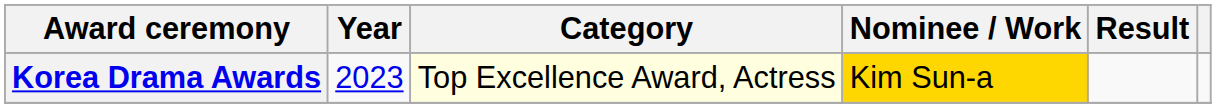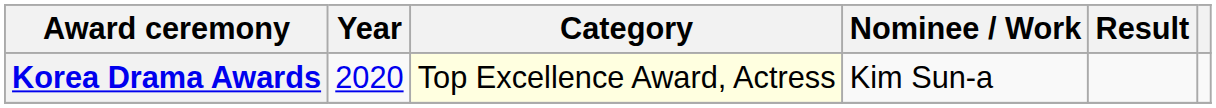(369, 77) 2023 -> (369, 77) 2020
(921, 77) gold background -> (921, 77) no background
